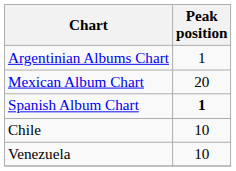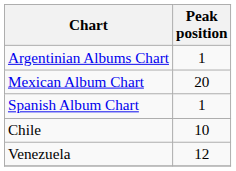(202, 105) bold -> (202, 105) normal
(202, 154) 10 -> (202, 154) 12
